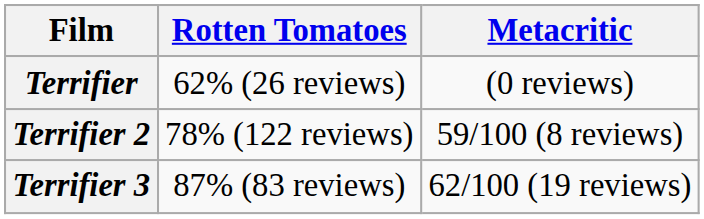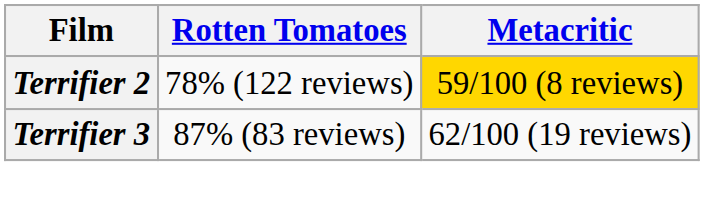- row: (81, 82)
(560, 133) no background -> (560, 82) gold background
